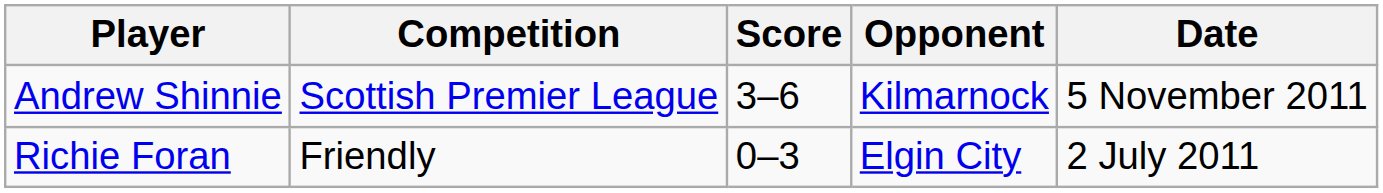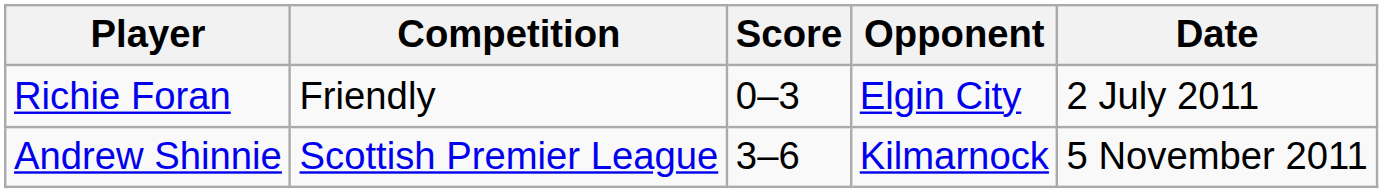rows swapped: (122, 156) <-> (148, 95)
